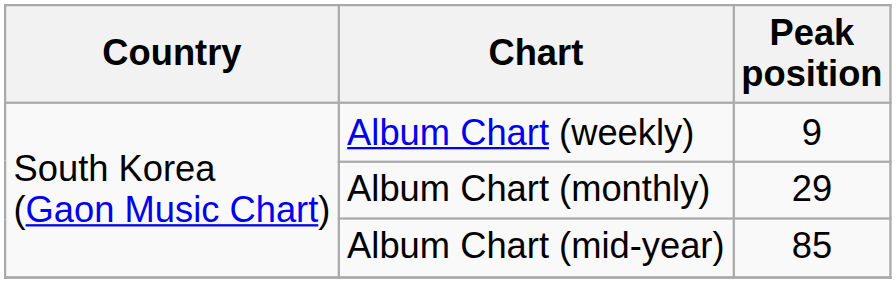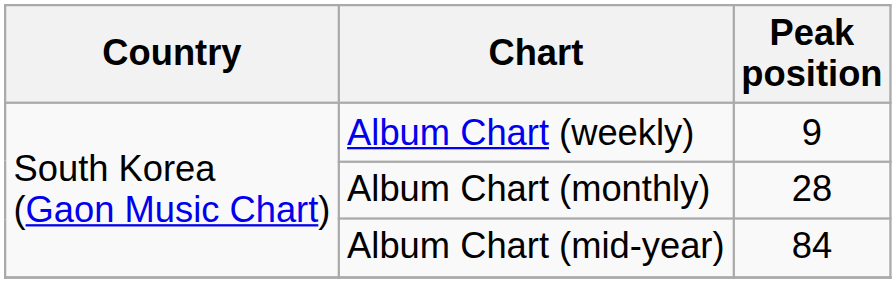(812, 189) 29 -> (812, 189) 28
(812, 246) 85 -> (812, 246) 84
